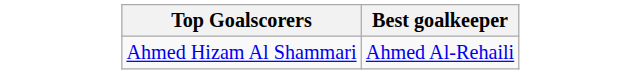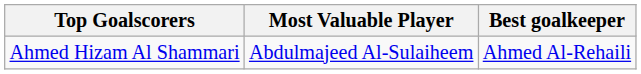+ column: (361, 20)
